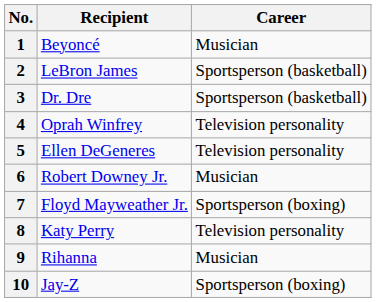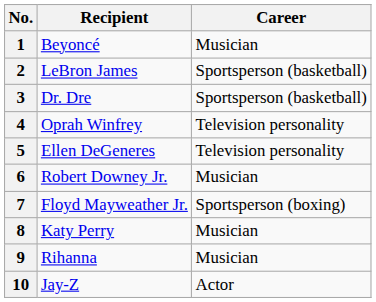(270, 230) Television personality -> (227, 230) Musician
(271, 284) Sportsperson (boxing) -> (215, 284) Actor
